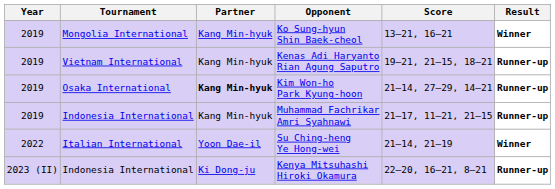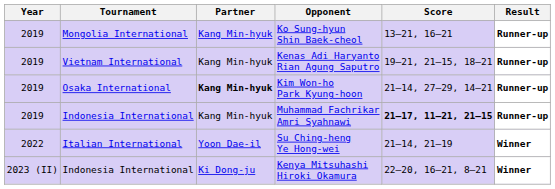(514, 34) Winner -> (523, 34) Runner-up
(438, 115) normal -> (438, 115) bold
(523, 170) Runner-up -> (514, 170) Winner
